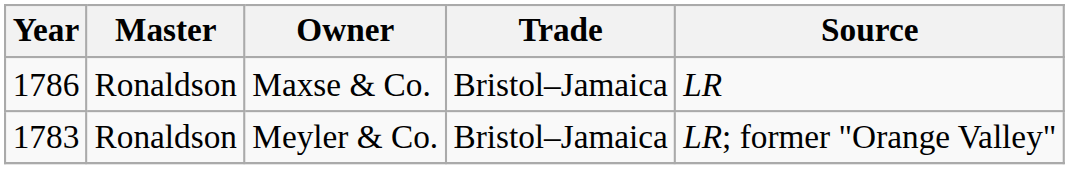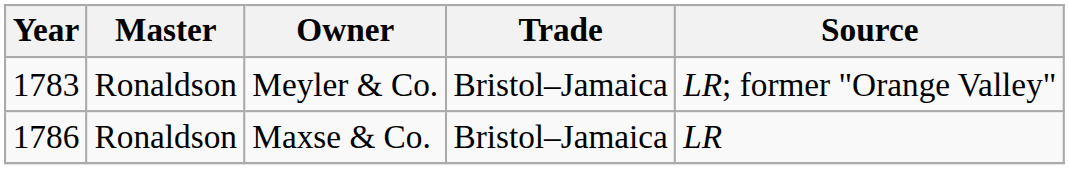rows swapped: (345, 136) <-> (342, 83)
